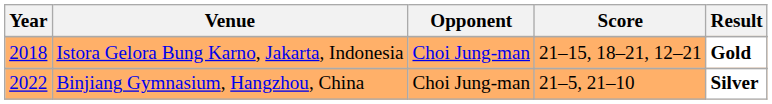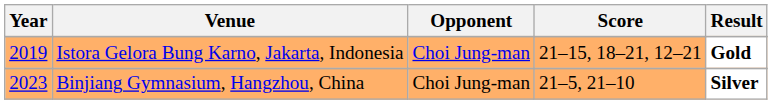(28, 52) 2018 -> (28, 52) 2019
(28, 83) 2022 -> (28, 83) 2023
